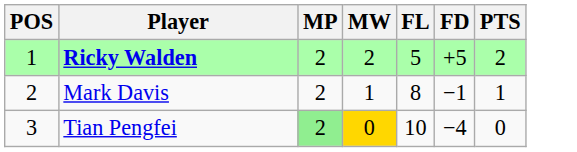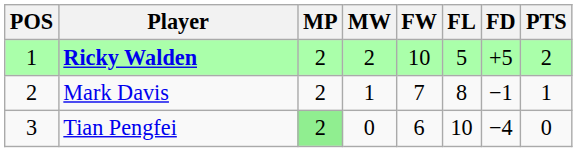+ column: (419, 22)
(369, 127) gold background -> (369, 127) no background
